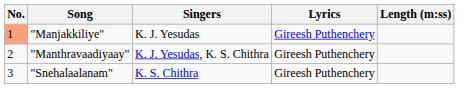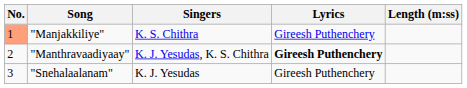(167, 34) K. J. Yesudas -> (167, 34) K. S. Chithra
(324, 54) normal -> (328, 54) bold
(167, 73) K. S. Chithra -> (167, 73) K. J. Yesudas
